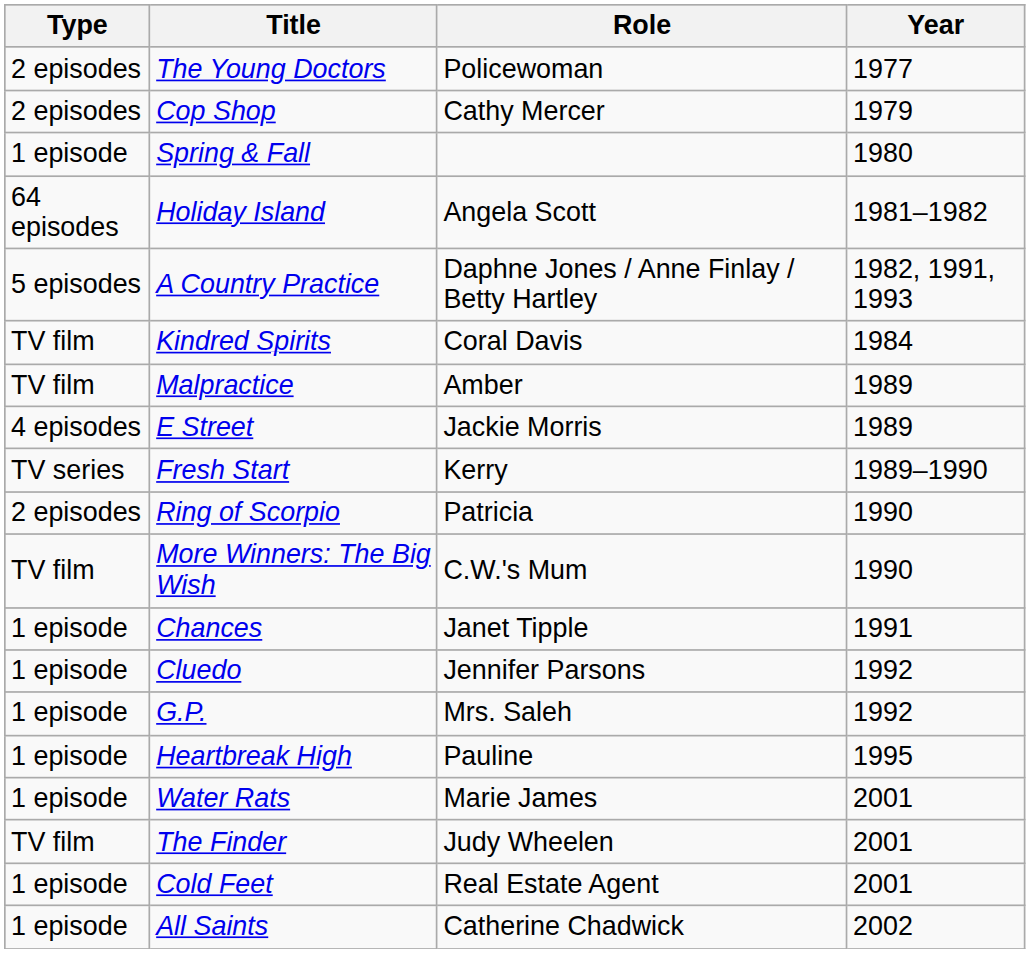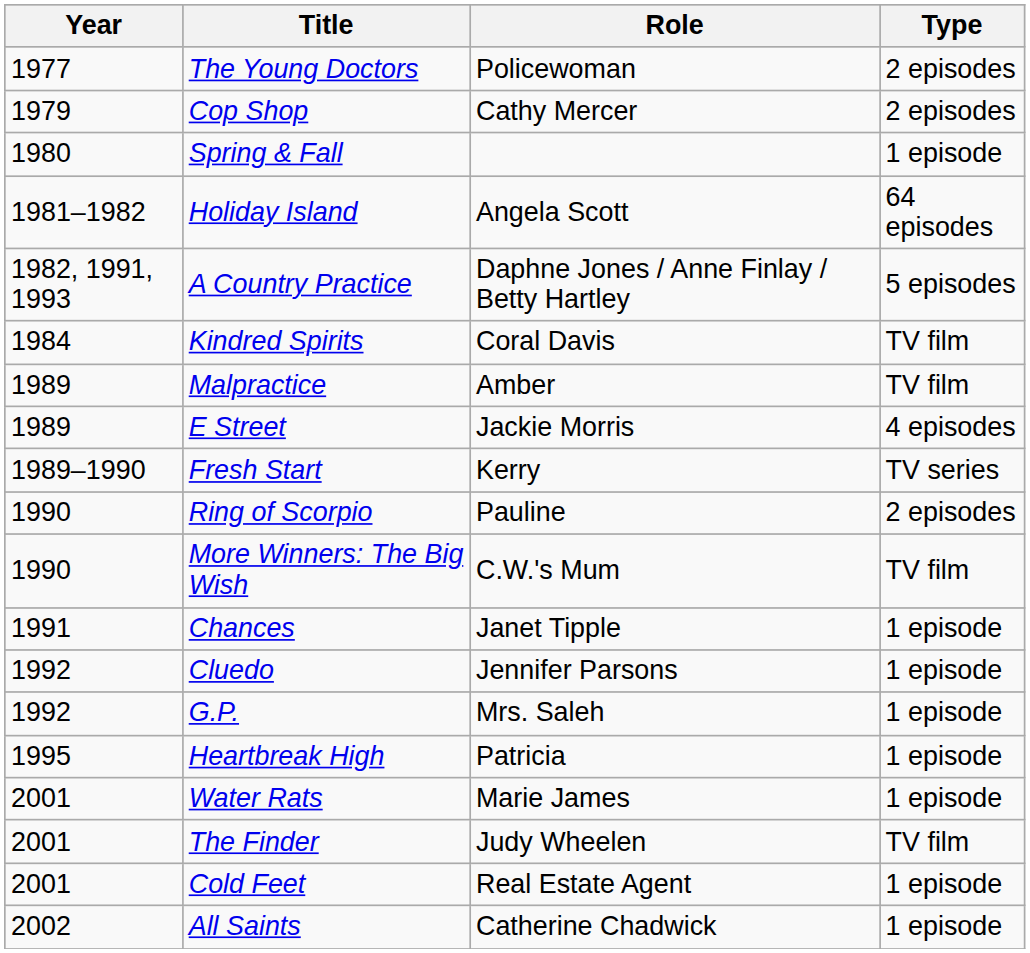columns swapped: (936, 25) <-> (77, 25)
(488, 512) Patricia -> (521, 512) Pauline
(488, 755) Pauline -> (521, 755) Patricia
